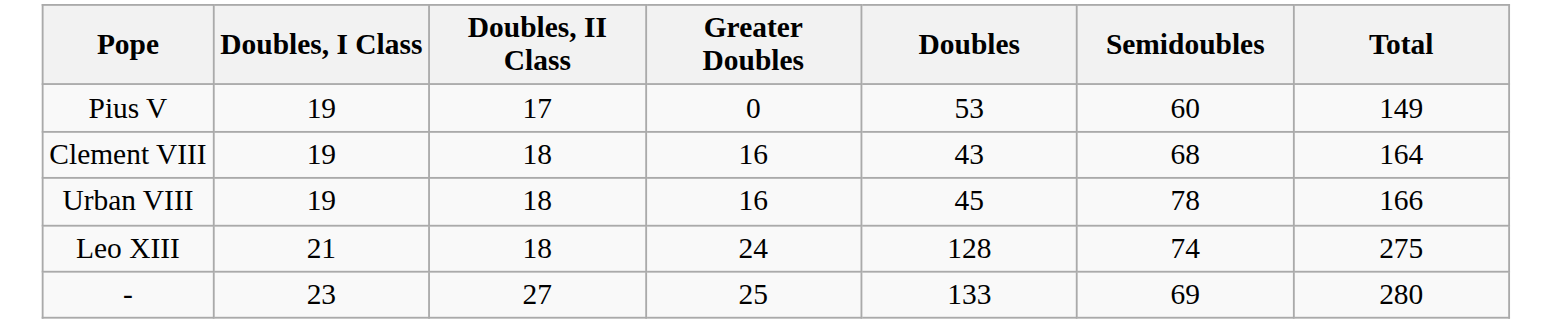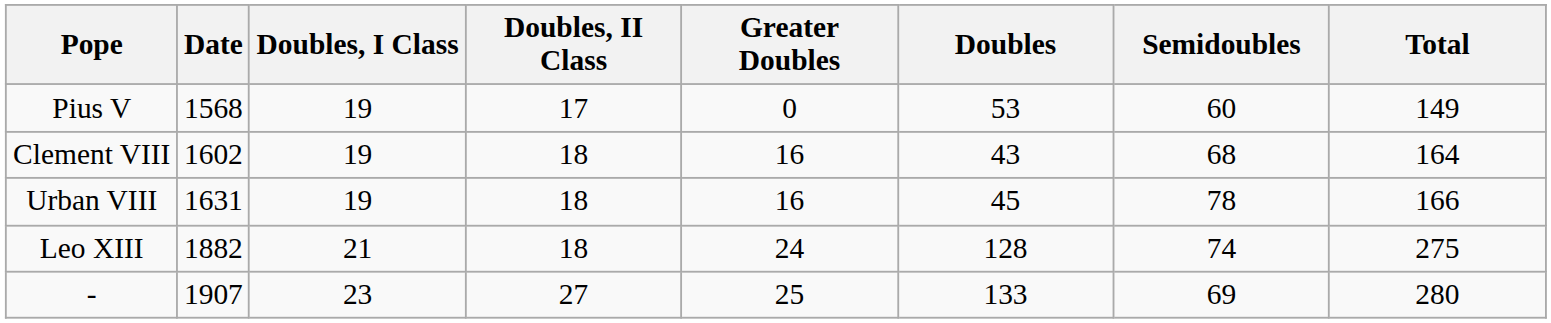+ column: (213, 44)
